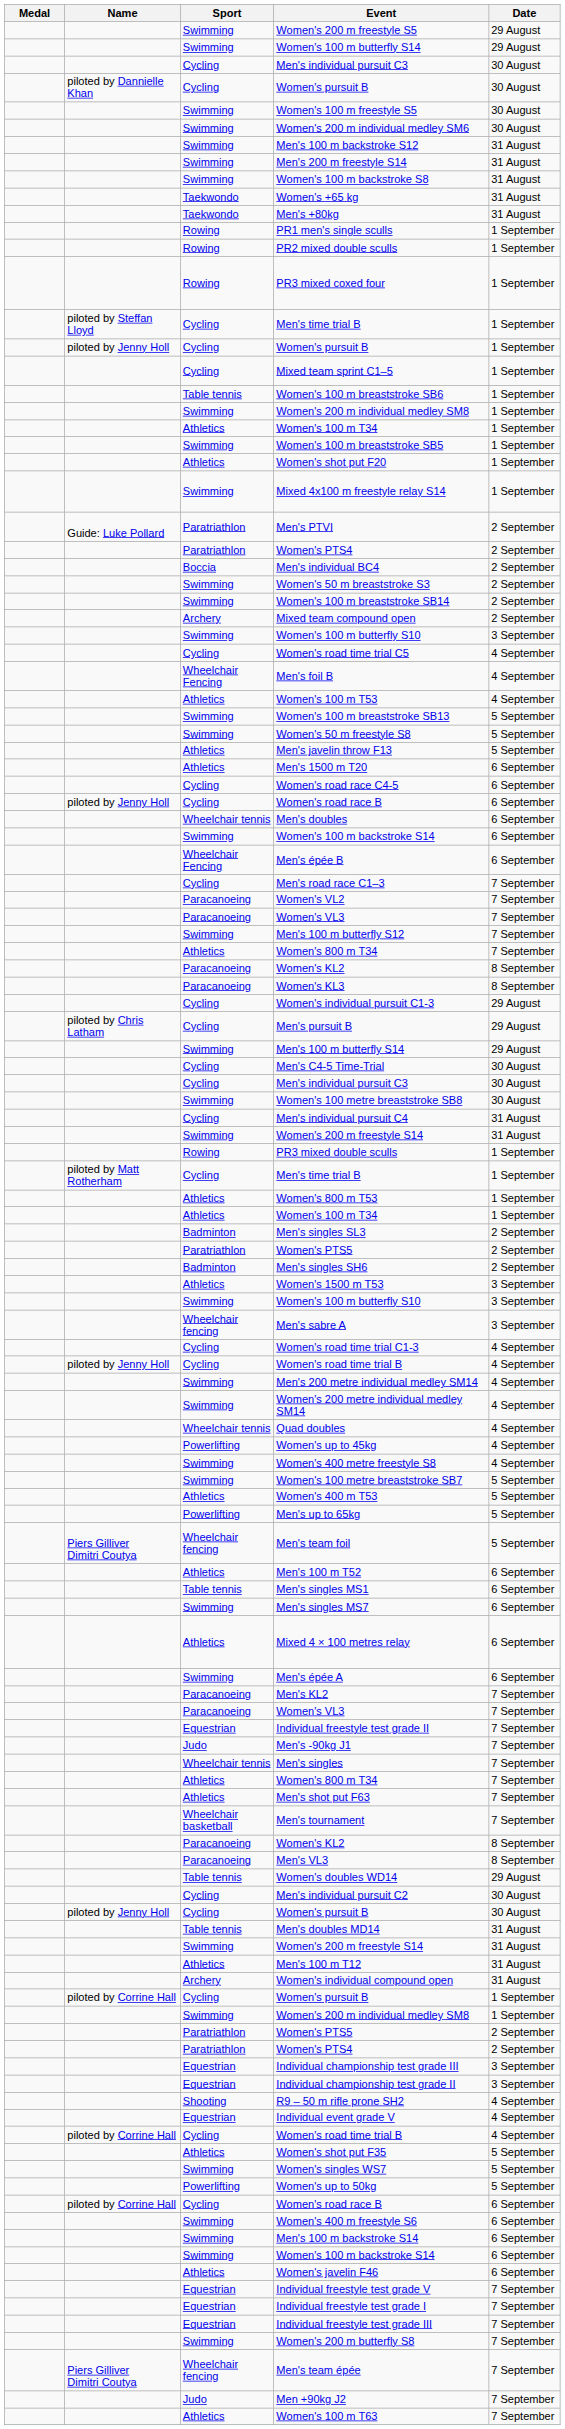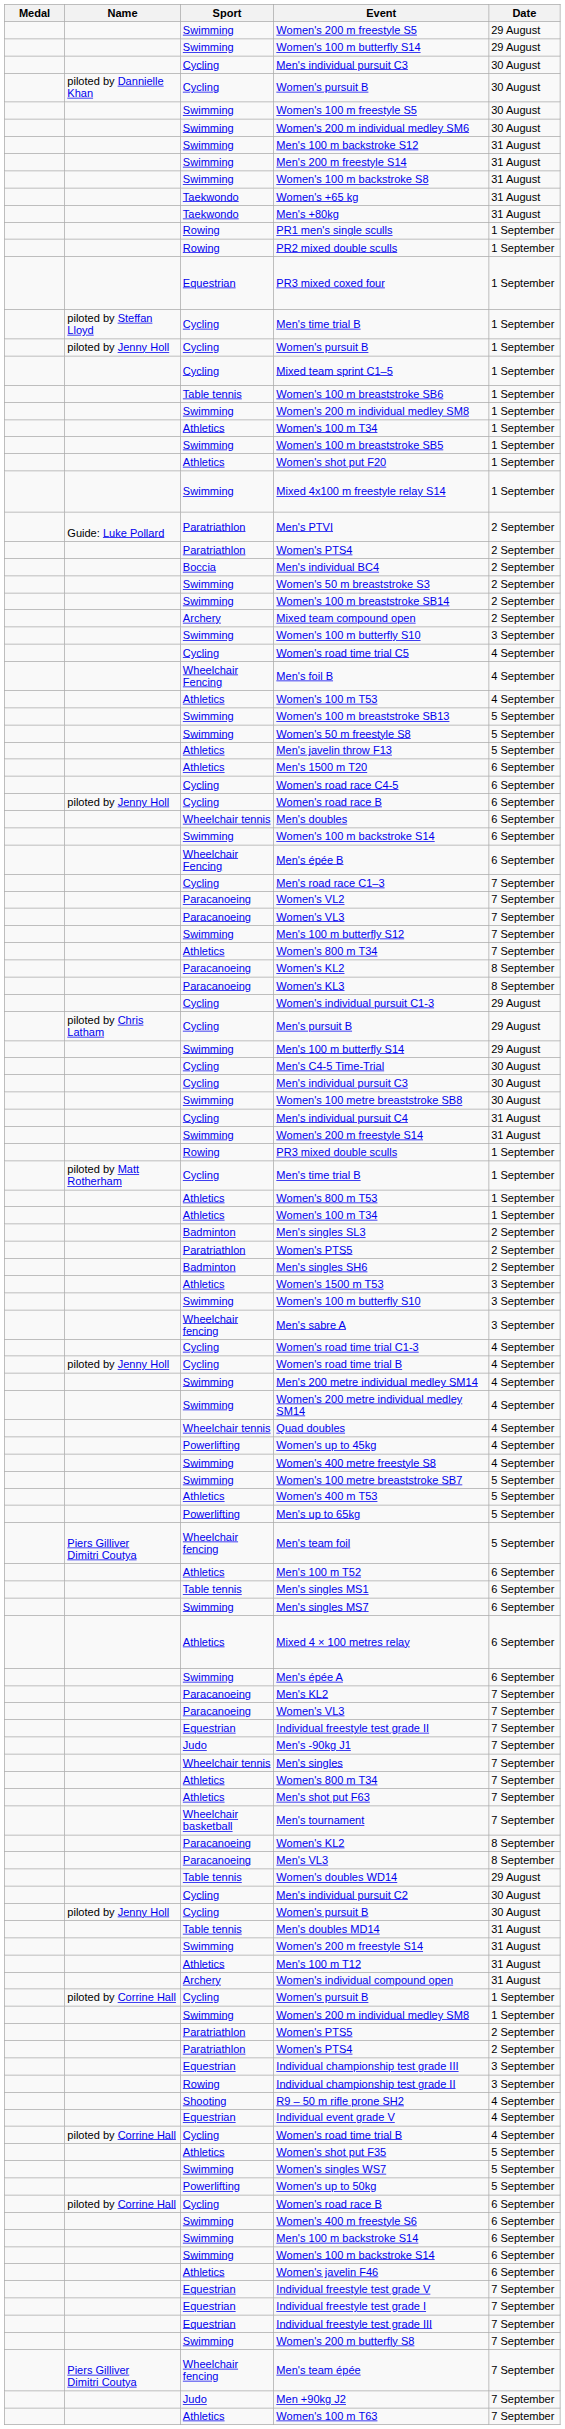(201, 283) Rowing -> (209, 283) Equestrian
(209, 2083) Equestrian -> (201, 2083) Rowing
